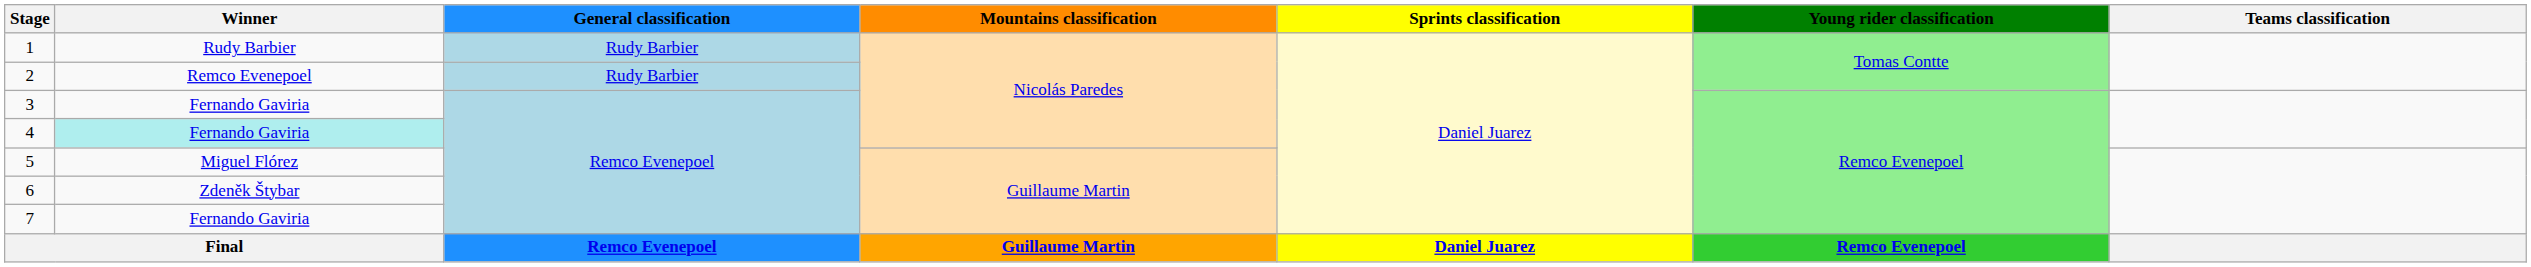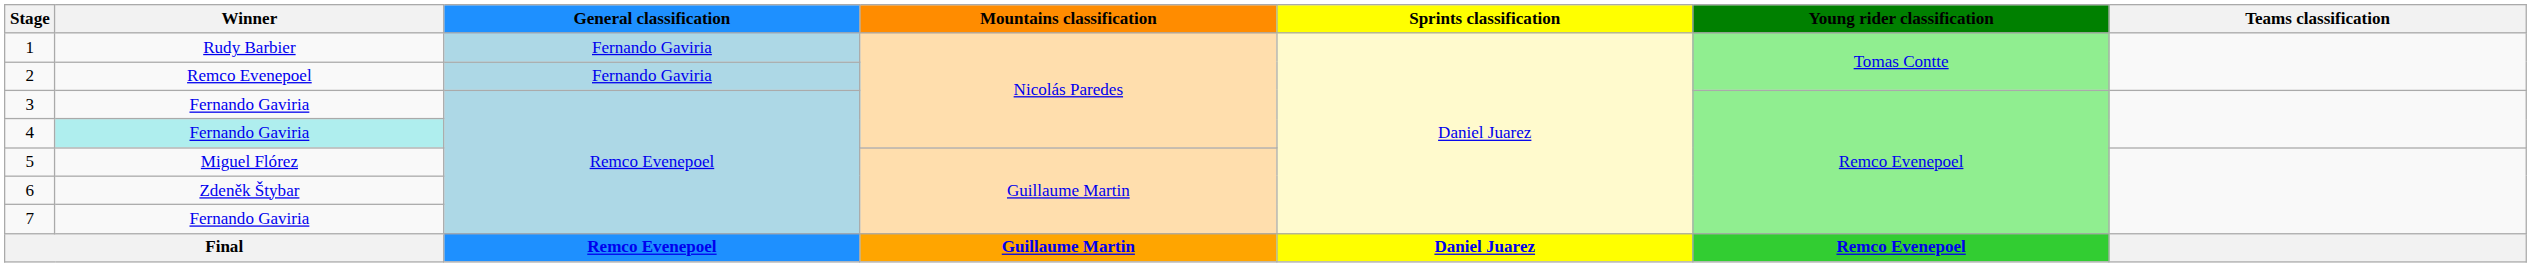(652, 47) Rudy Barbier -> (652, 47) Fernando Gaviria
(652, 76) Rudy Barbier -> (652, 76) Fernando Gaviria
